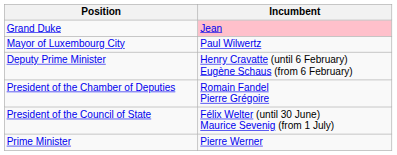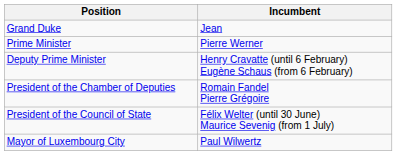(211, 28) pink background -> (211, 28) no background
rows swapped: (39, 142) <-> (66, 44)
